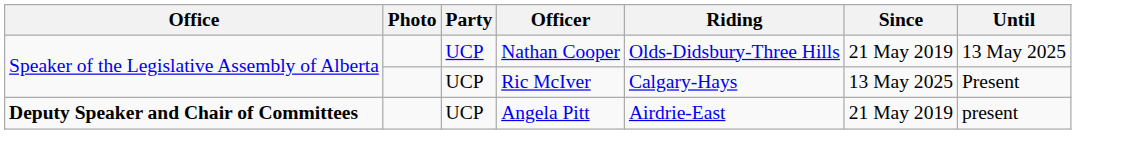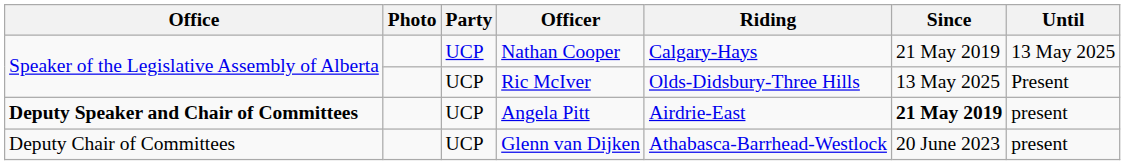(734, 50) Olds-Didsbury-Three Hills -> (703, 50) Calgary-Hays
(683, 81) Calgary-Hays -> (754, 81) Olds-Didsbury-Three Hills
(901, 112) normal -> (949, 112) bold
+ row: (571, 143)
